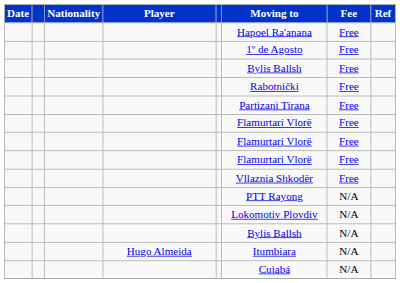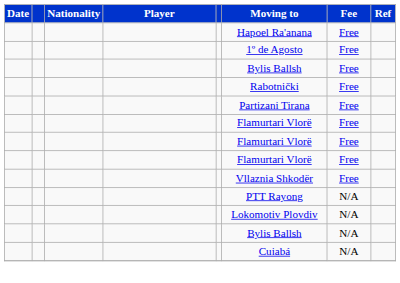- row: (18, 252)
